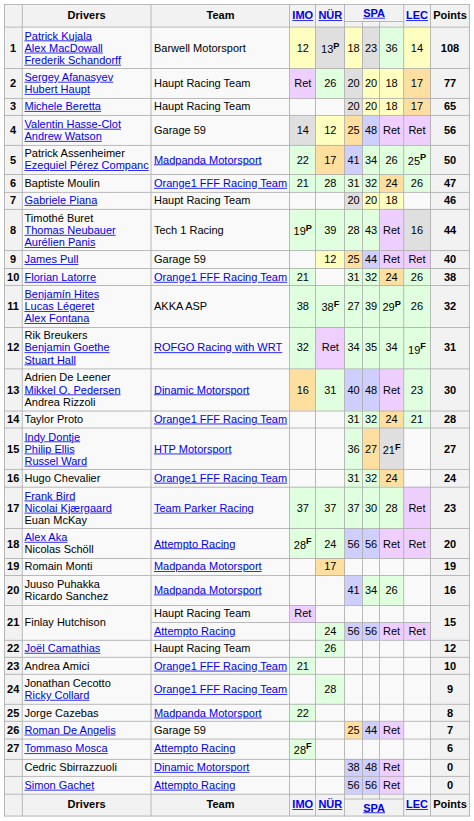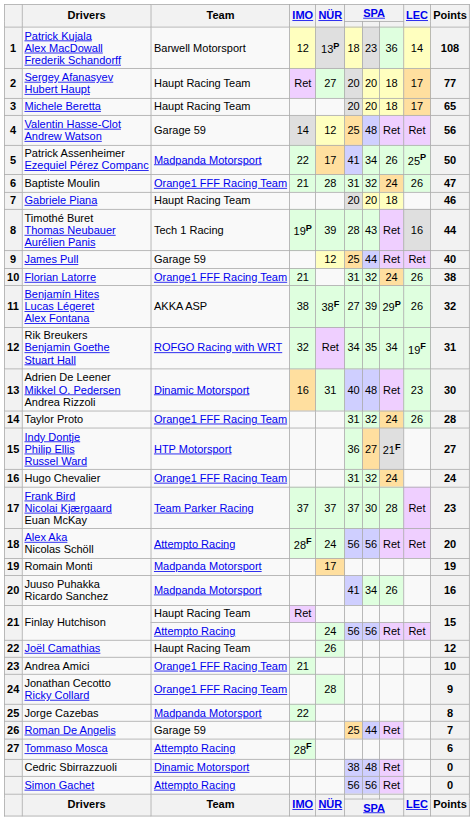(330, 83) 26 -> (330, 83) 27
(417, 419) 21 -> (417, 419) 26
